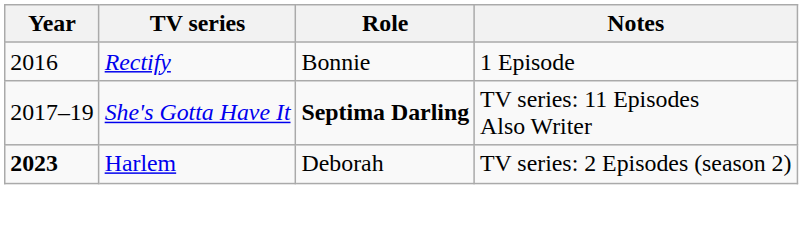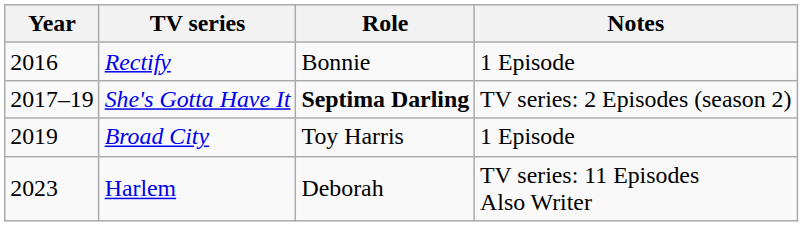(590, 112) TV series: 11 Episodes Also Writer -> (636, 99) TV series: 2 Episodes (season 2)
+ row: (157, 136)
(34, 163) bold -> (34, 188) normal
(636, 163) TV series: 2 Episodes (season 2) -> (590, 188) TV series: 11 Episodes Also Writer
